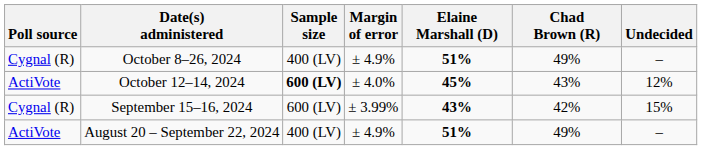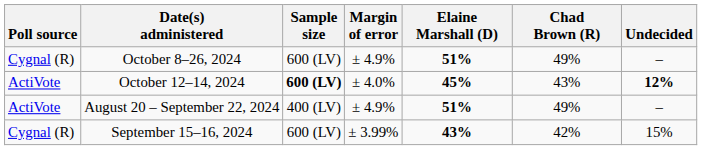(314, 59) 400 (LV) -> (314, 59) 600 (LV)
(659, 83) normal -> (659, 83) bold
rows swapped: (182, 132) <-> (182, 108)
